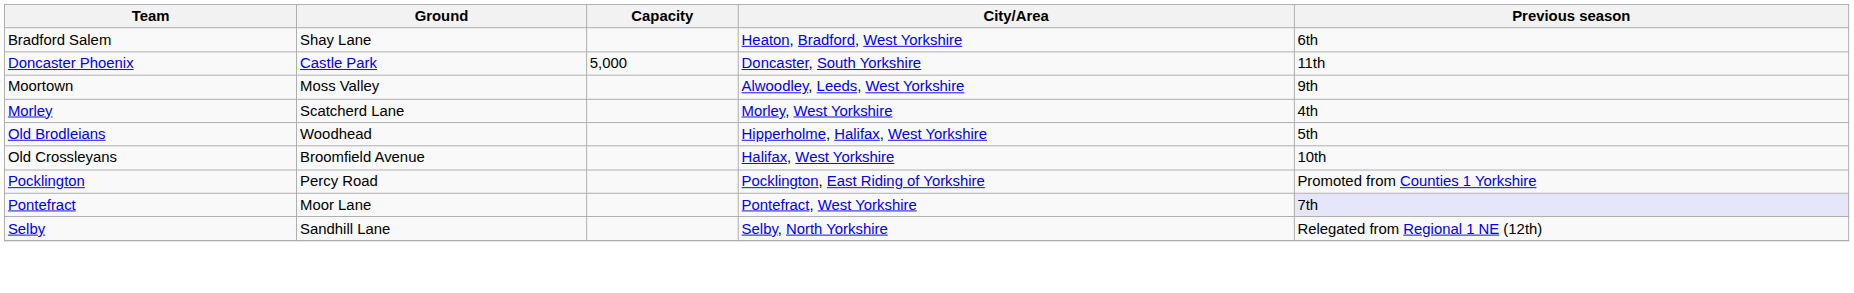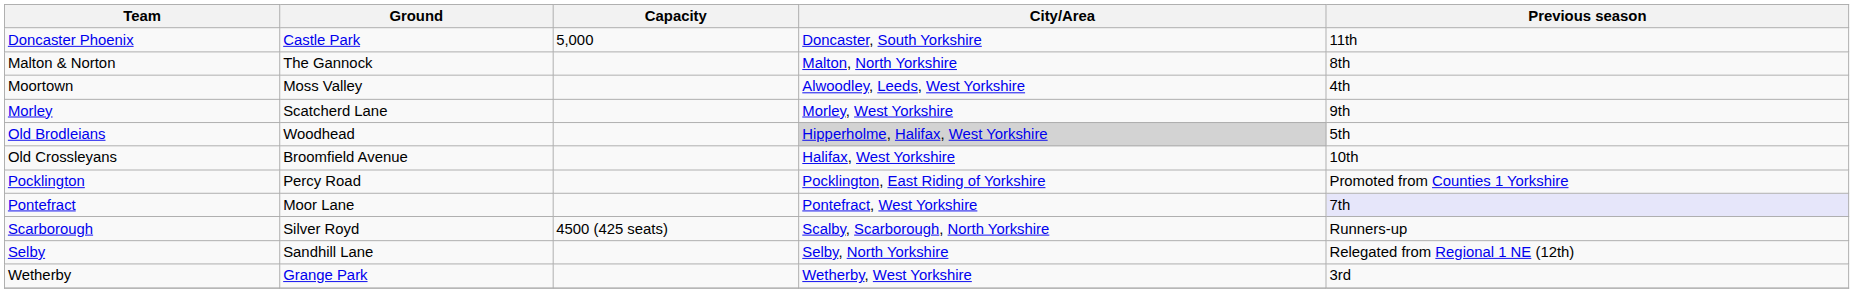- row: (60, 39)
+ row: (62, 63)
(1308, 87) 9th -> (1340, 87) 4th
(1308, 110) 4th -> (1340, 110) 9th
(864, 134) no background -> (925, 134) lightgrey background
+ row: (51, 228)
+ row: (40, 275)
